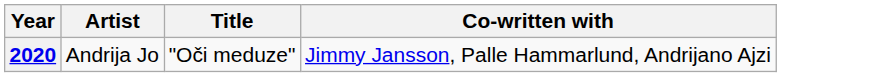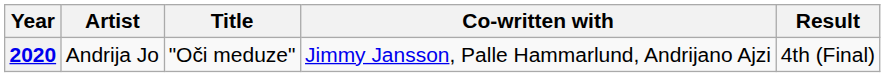+ column: (828, 21)
